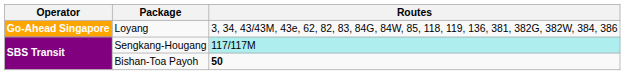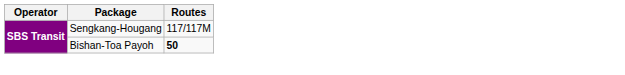- row: (131, 28)
(233, 45) paleturquoise background -> (189, 28) no background
